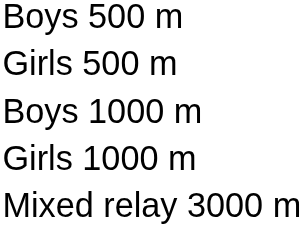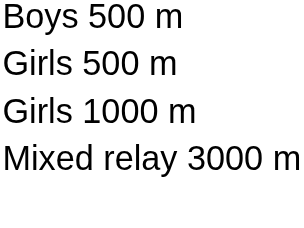- row: (102, 111)
